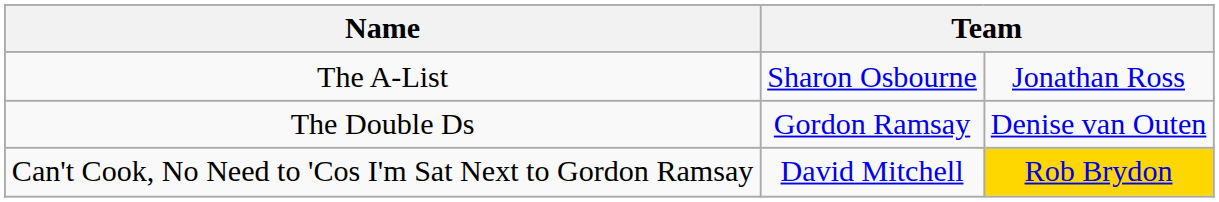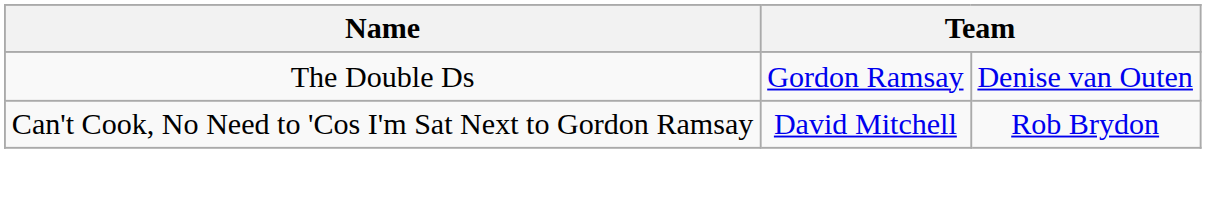- row: (383, 76)
(1099, 171) gold background -> (1085, 123) no background
